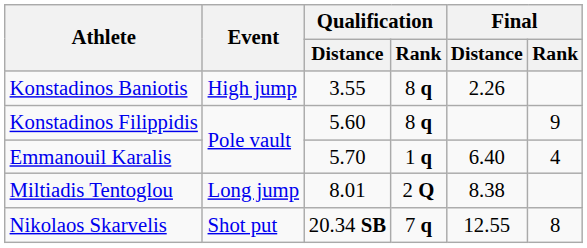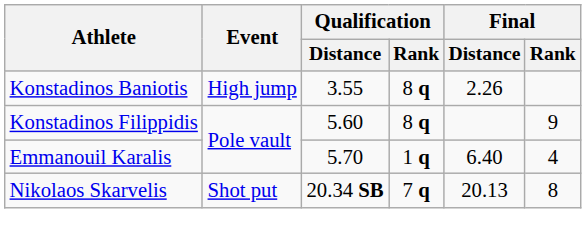- row: (91, 191)
(487, 225) 12.55 -> (484, 191) 20.13
